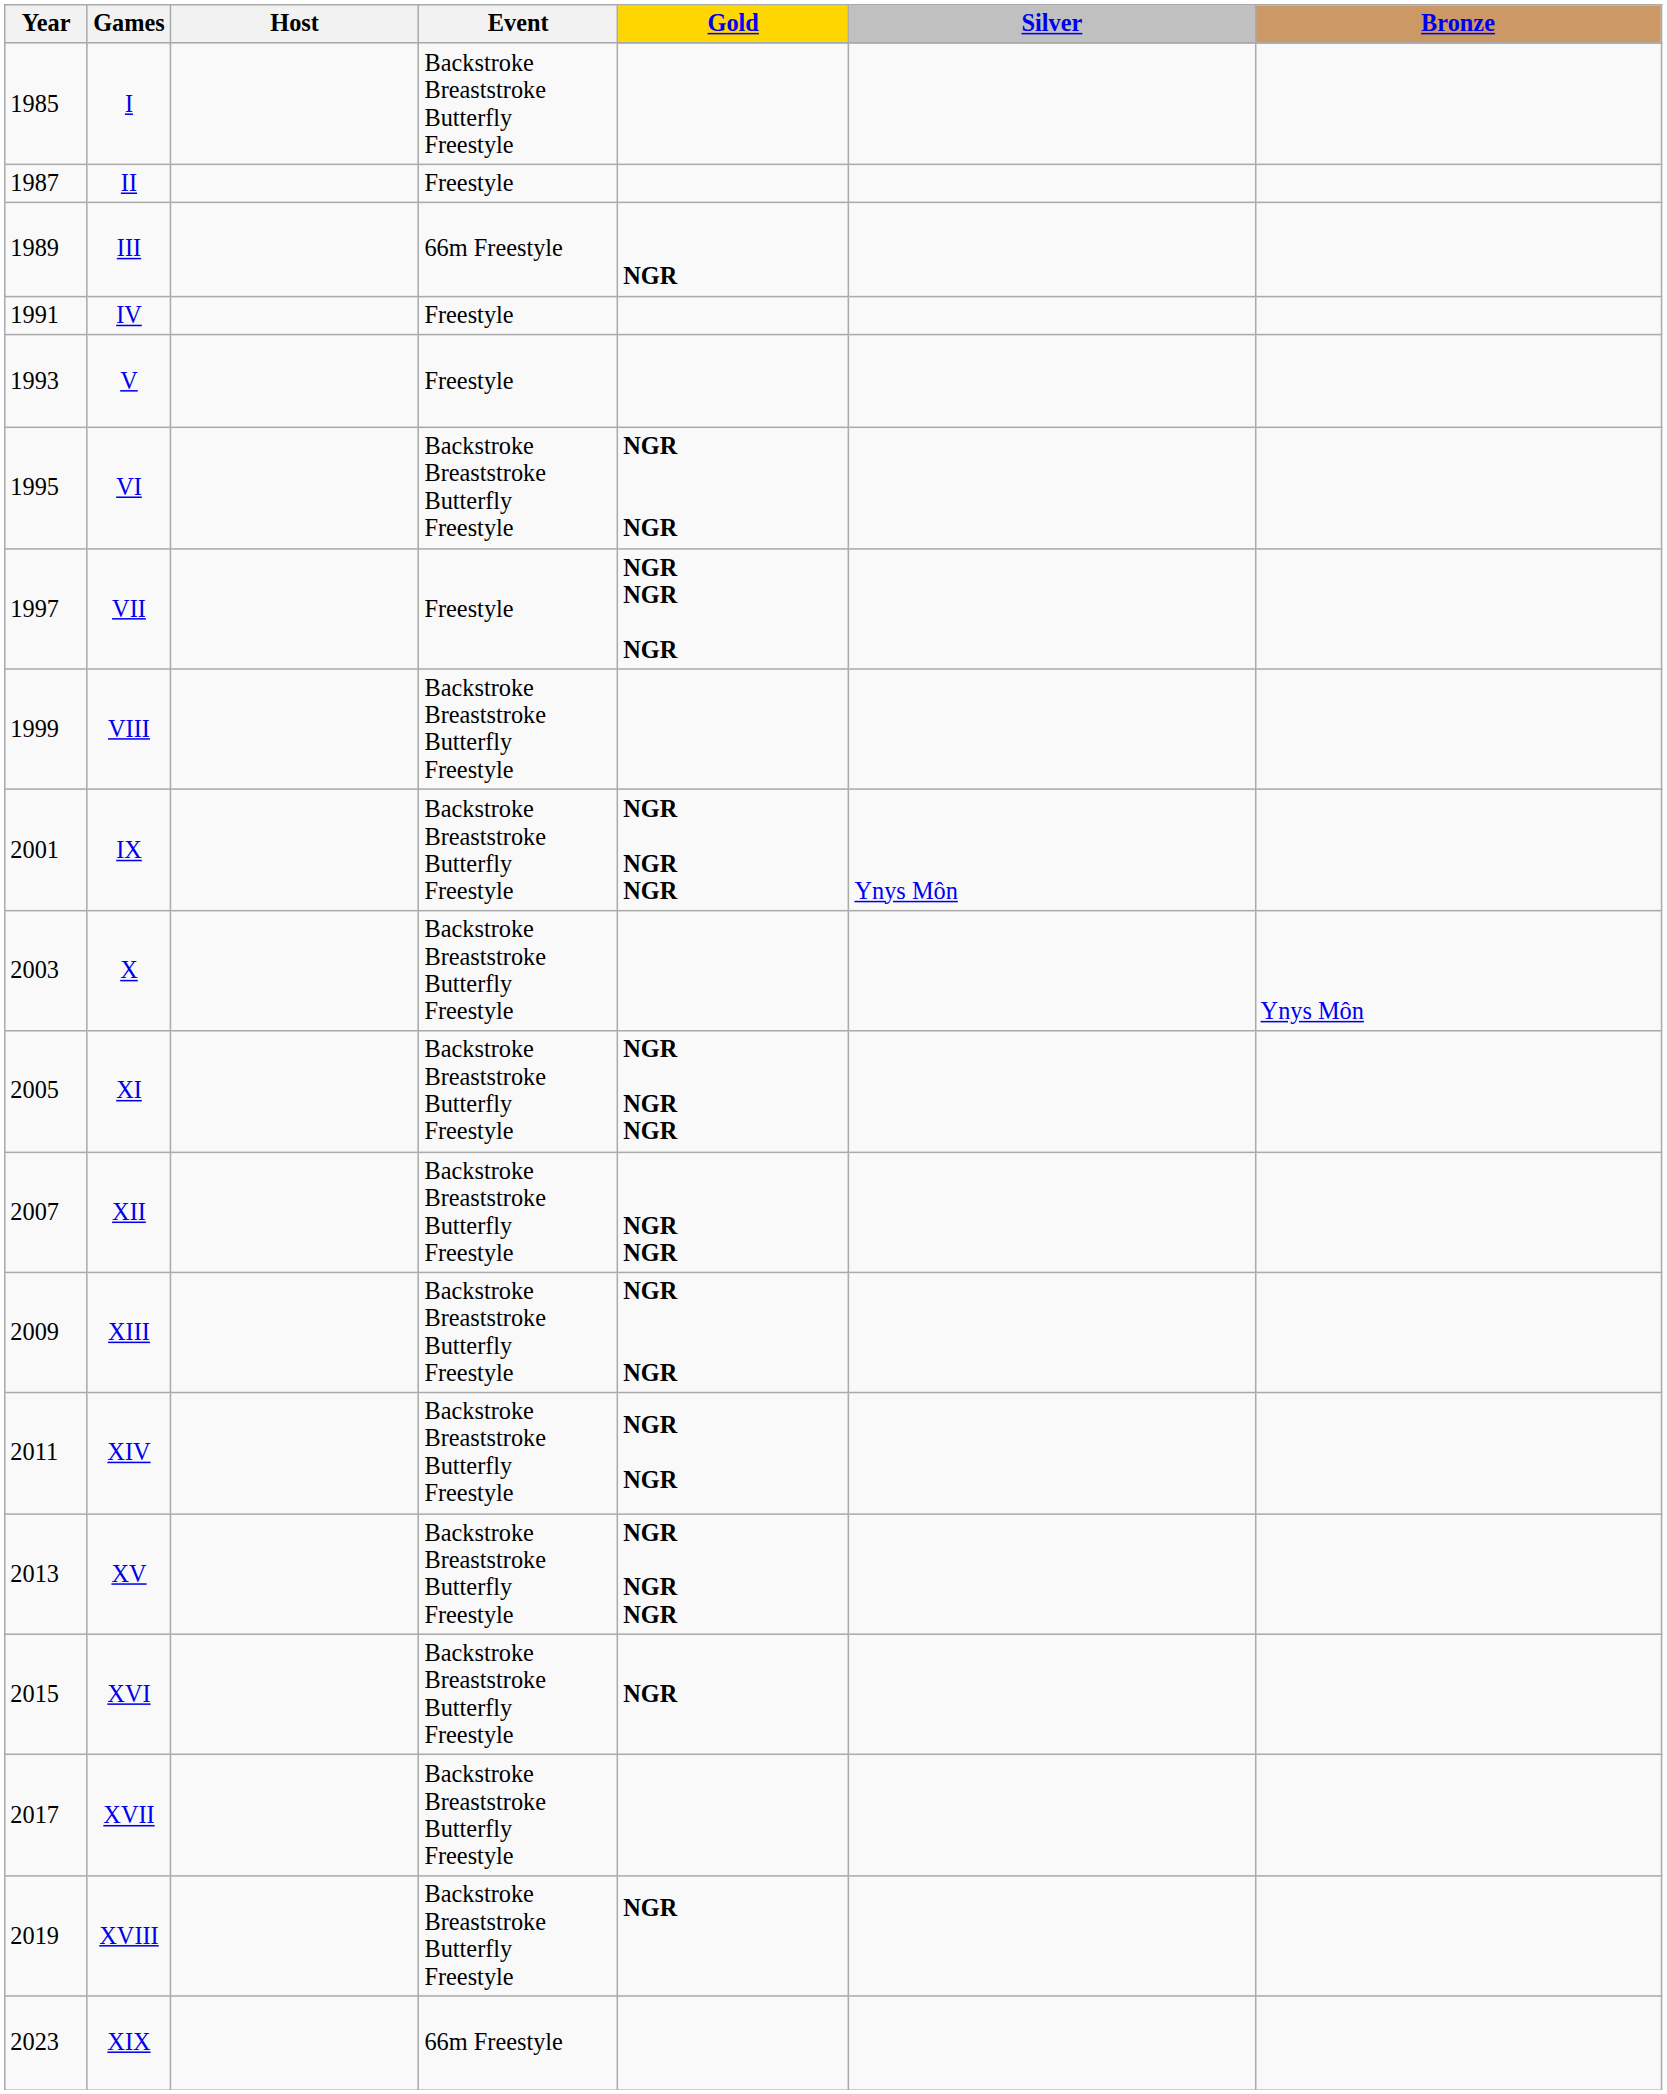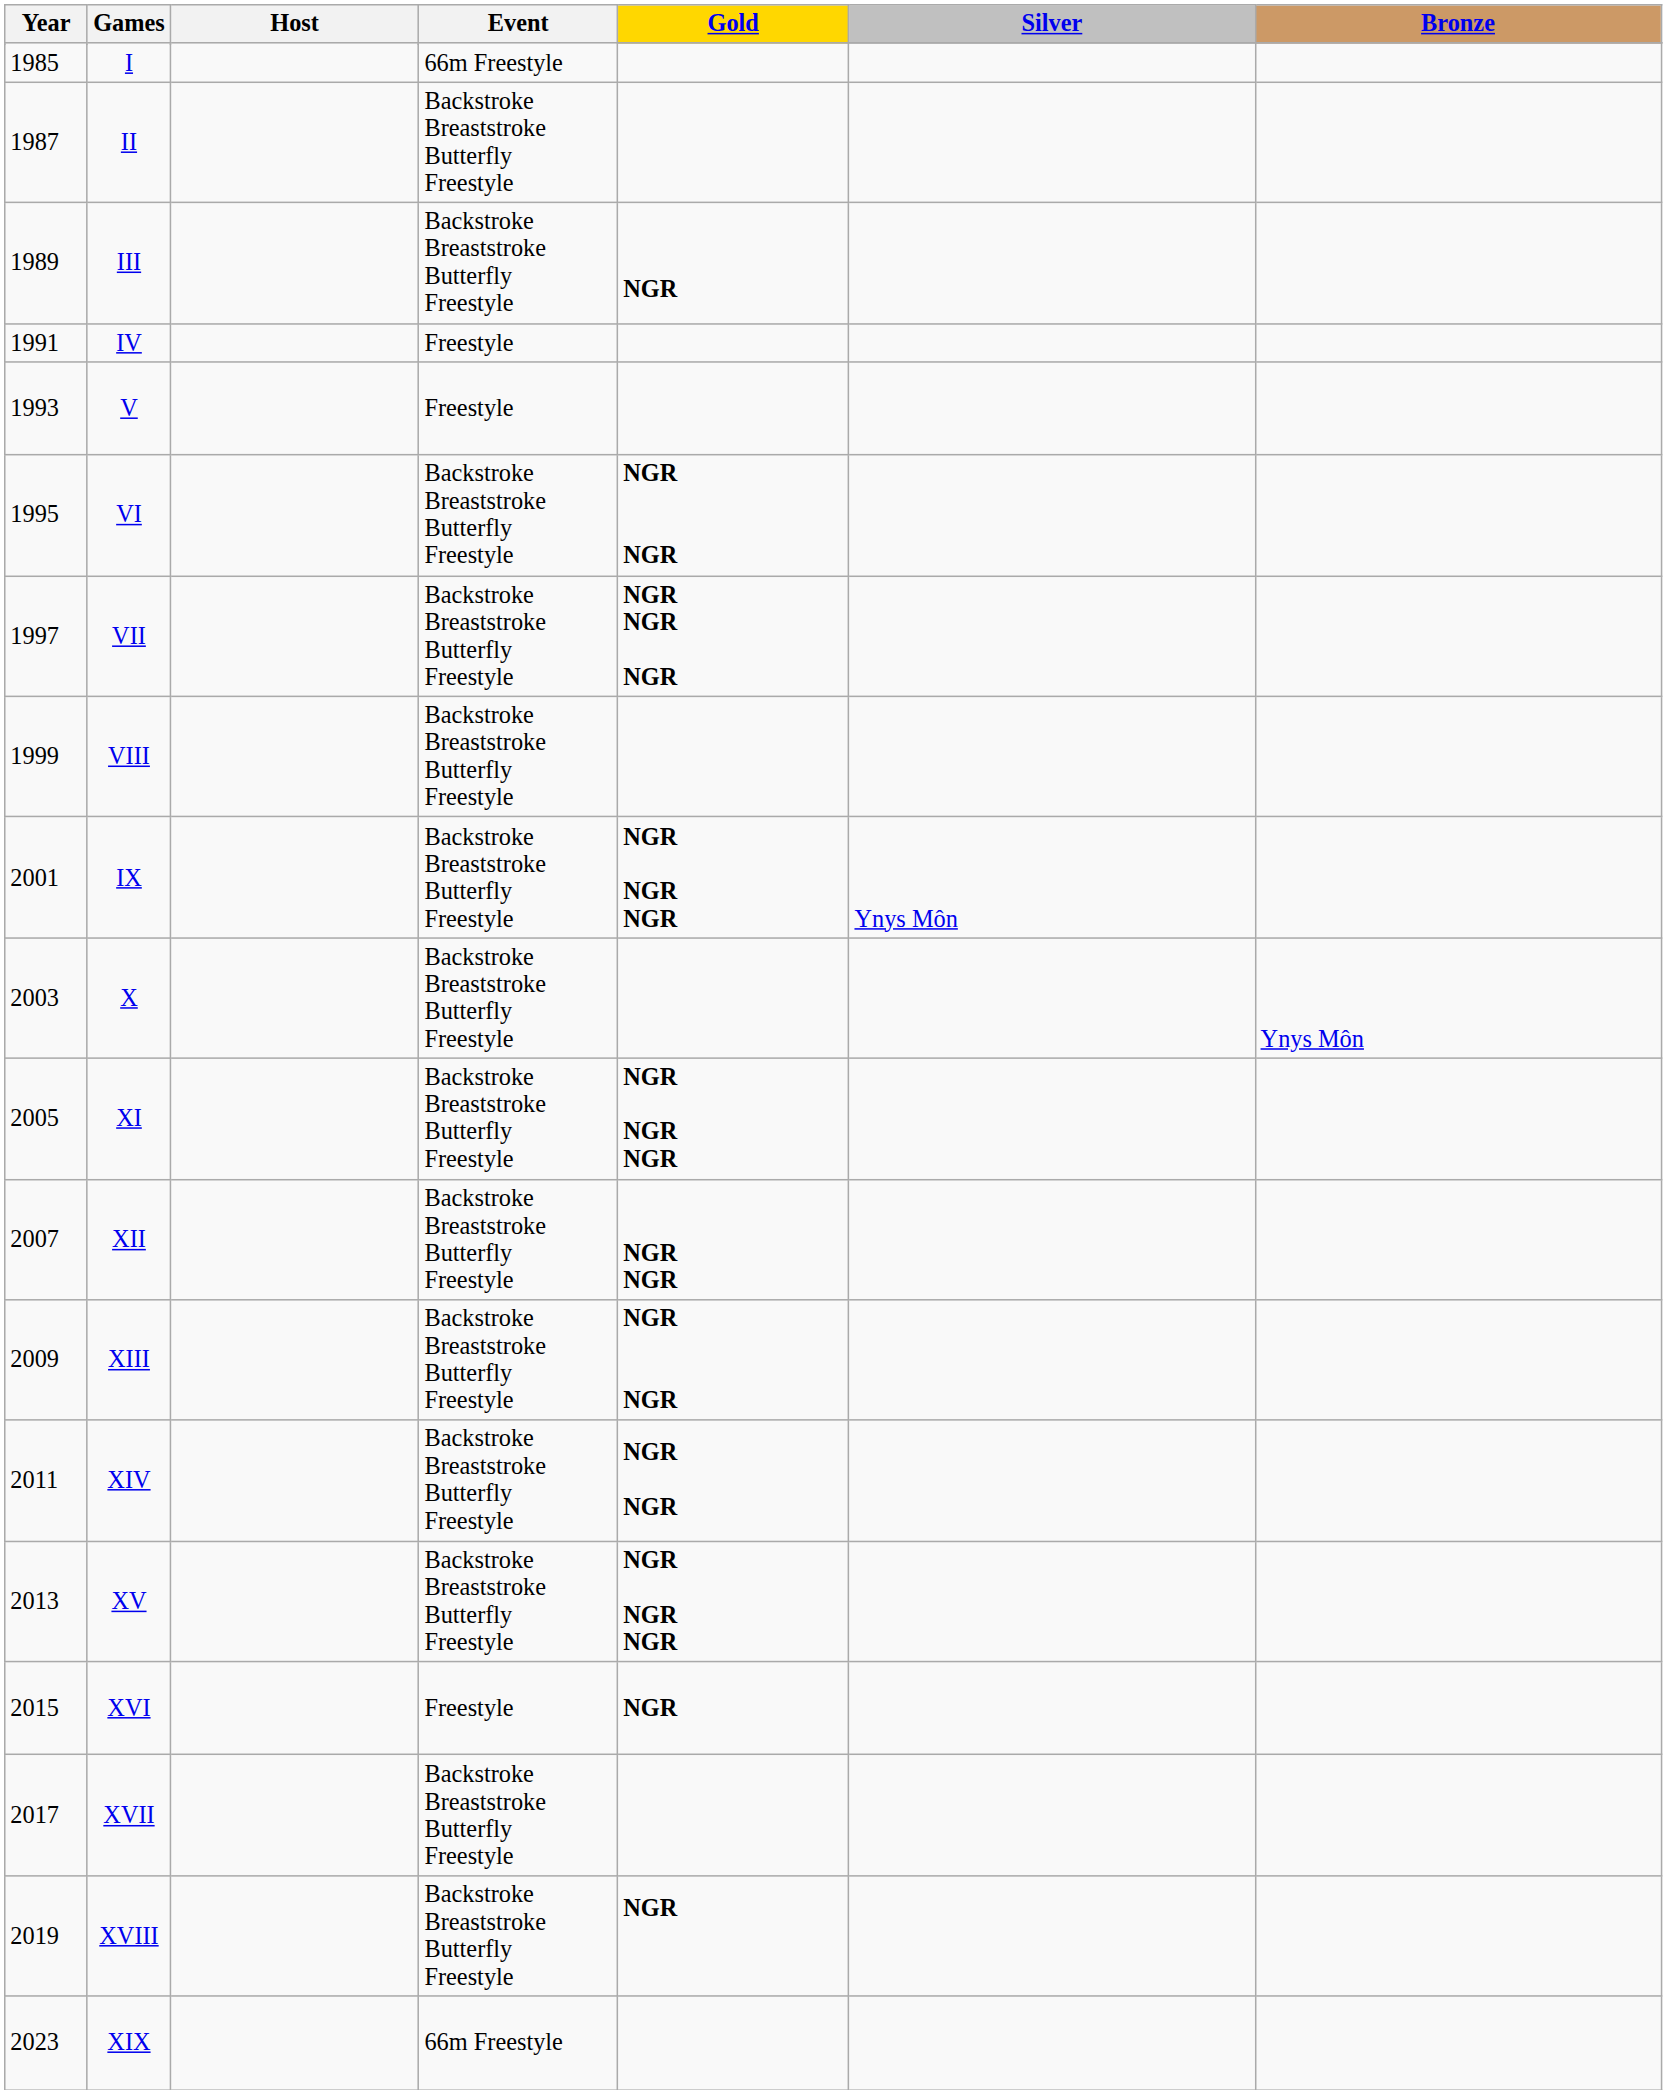(485, 103) Backstroke Breaststroke Butterfly Freestyle -> (494, 62) 66m Freestyle
(469, 183) Freestyle -> (485, 141) Backstroke Breaststroke Butterfly Freestyle
(494, 248) 66m Freestyle -> (485, 262) Backstroke Breaststroke Butterfly Freestyle
(469, 608) Freestyle -> (485, 635) Backstroke Breaststroke Butterfly Freestyle
(485, 1694) Backstroke Breaststroke Butterfly Freestyle -> (469, 1707) Freestyle
